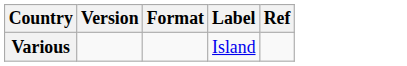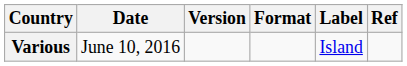+ column: (131, 18)
